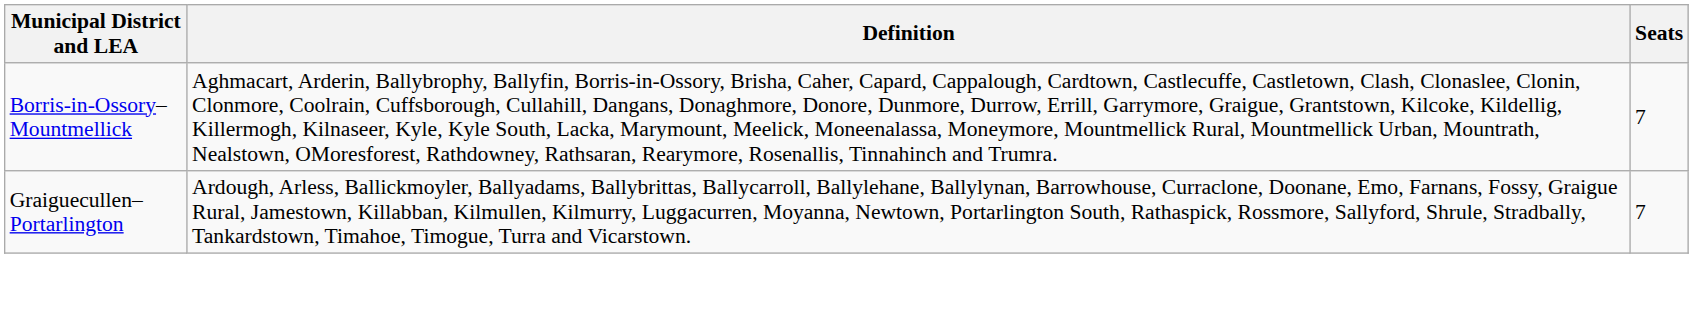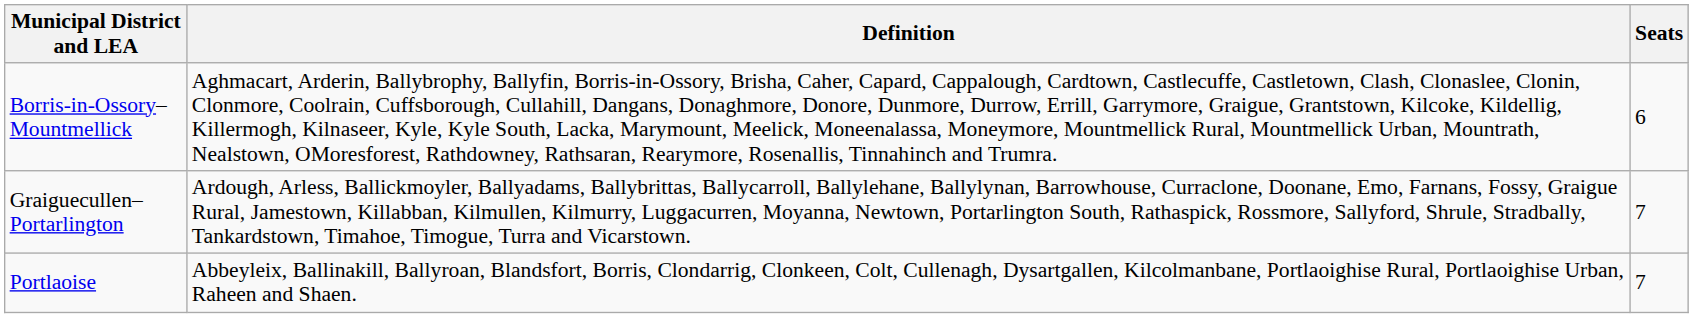(1641, 116) 7 -> (1641, 116) 6
+ row: (53, 282)
